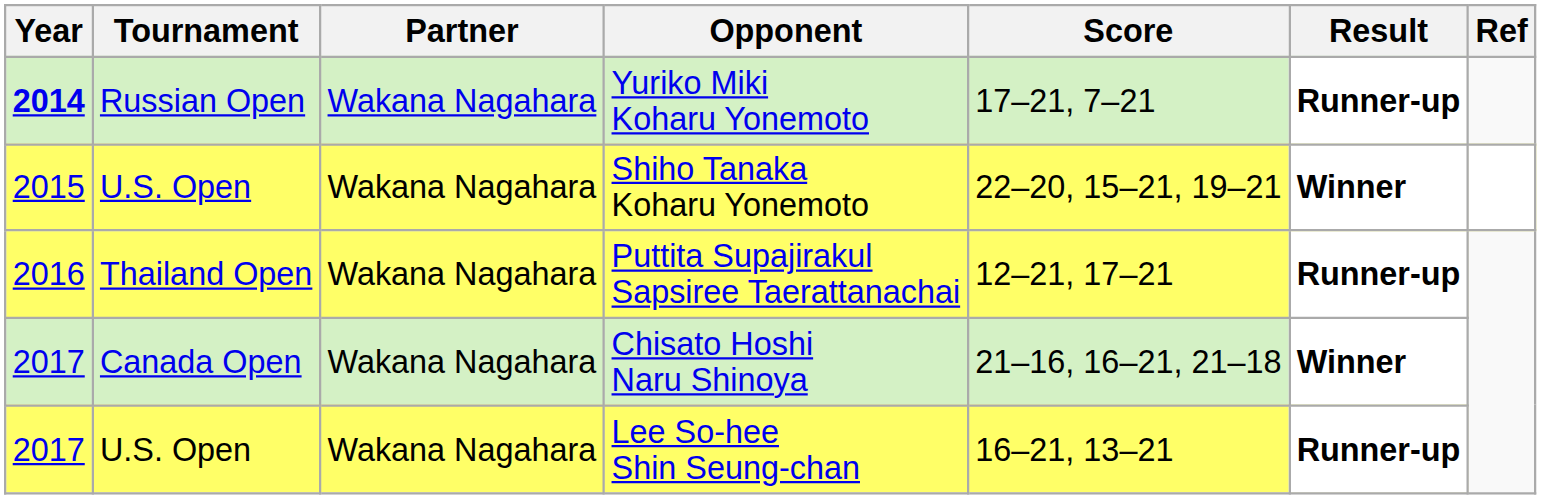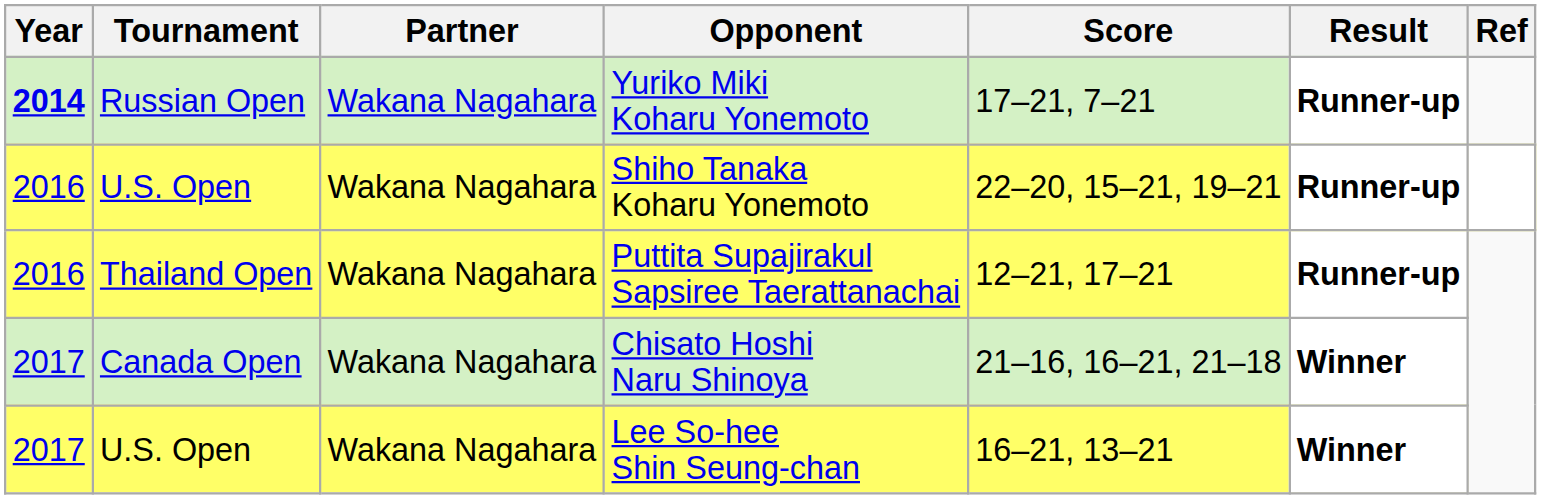(49, 187) 2015 -> (49, 187) 2016
(1351, 187) Winner -> (1378, 187) Runner-up
(1378, 449) Runner-up -> (1351, 449) Winner
